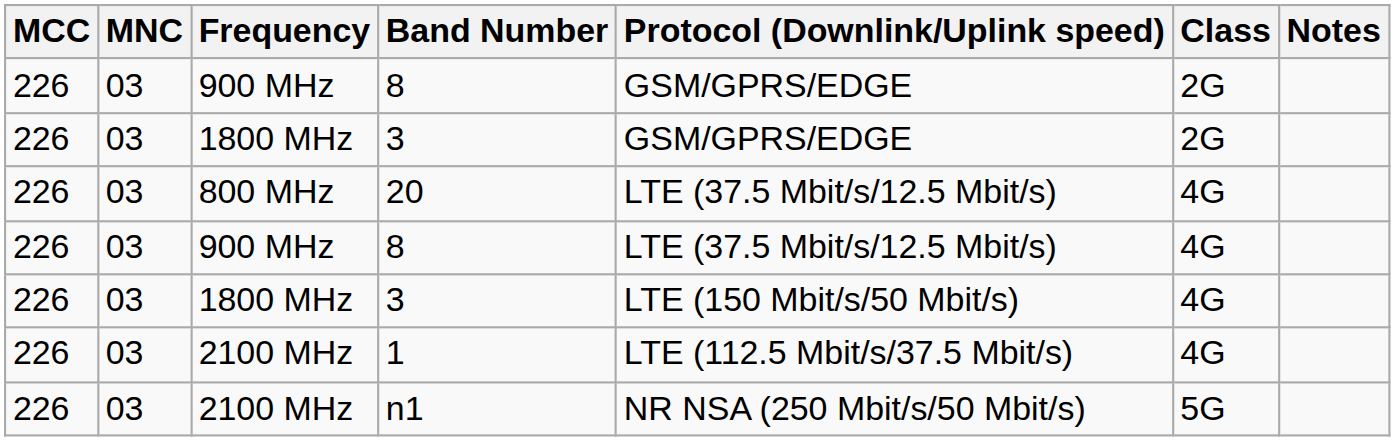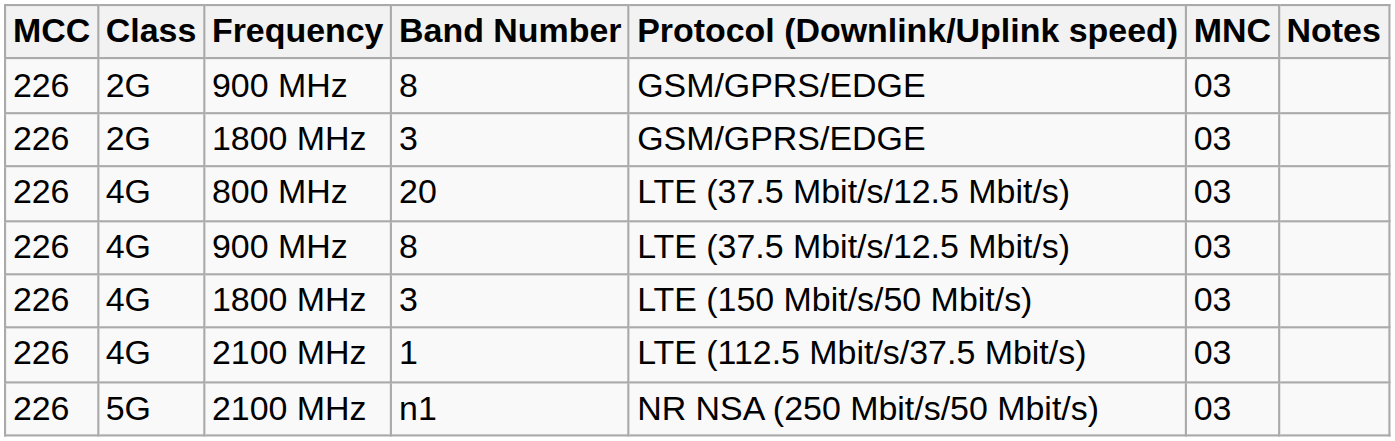columns swapped: (144, 31) <-> (1226, 31)
